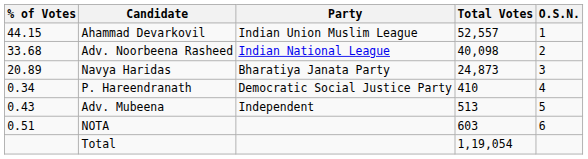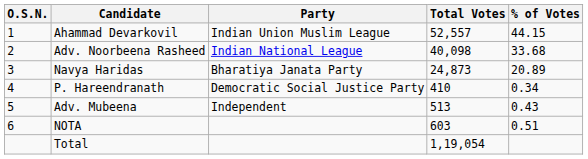columns swapped: (559, 14) <-> (42, 14)
